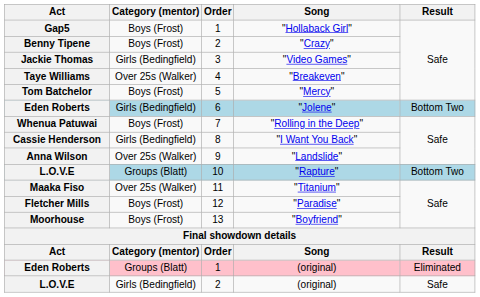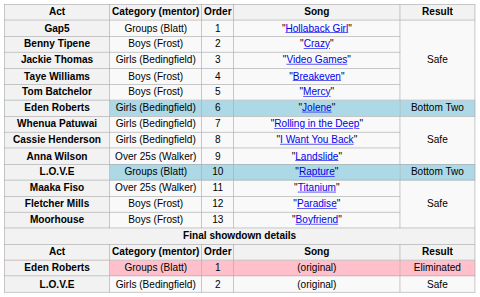(156, 28) Boys (Frost) -> (156, 28) Groups (Blatt)
(156, 76) Over 25s (Walker) -> (156, 76) Boys (Frost)
(156, 124) Boys (Frost) -> (156, 124) Girls (Bedingfield)
